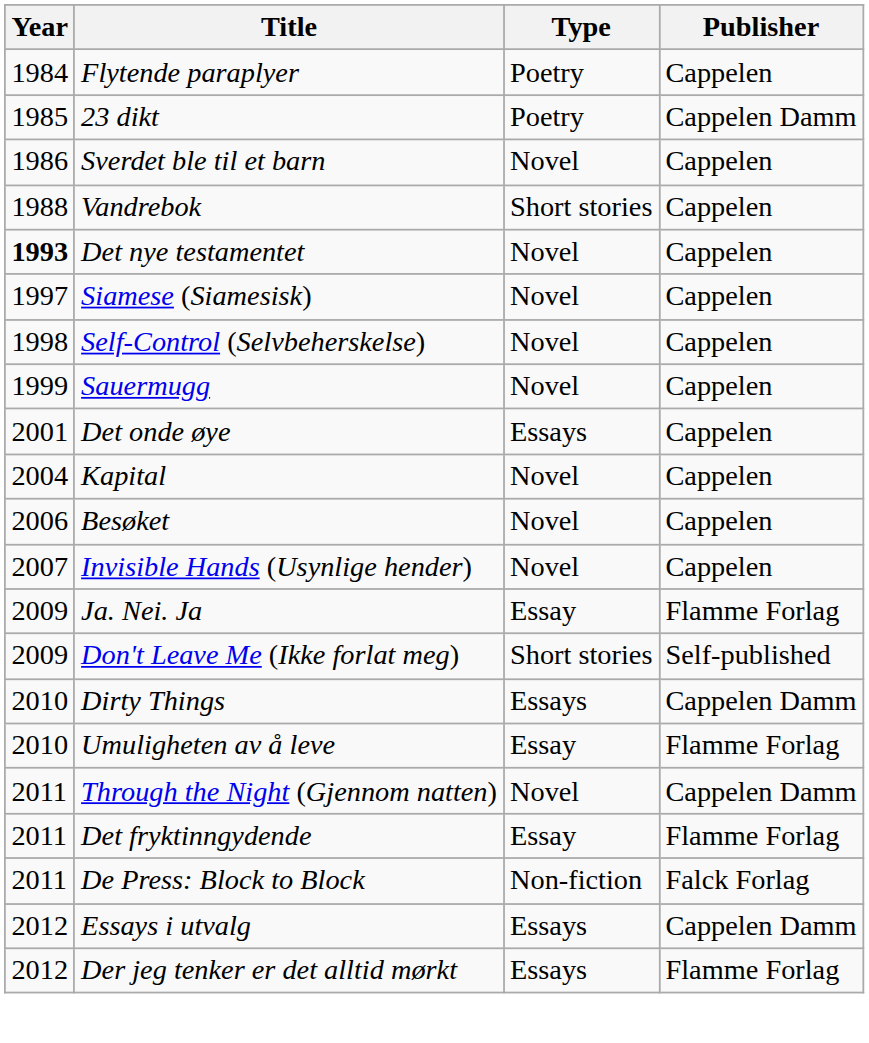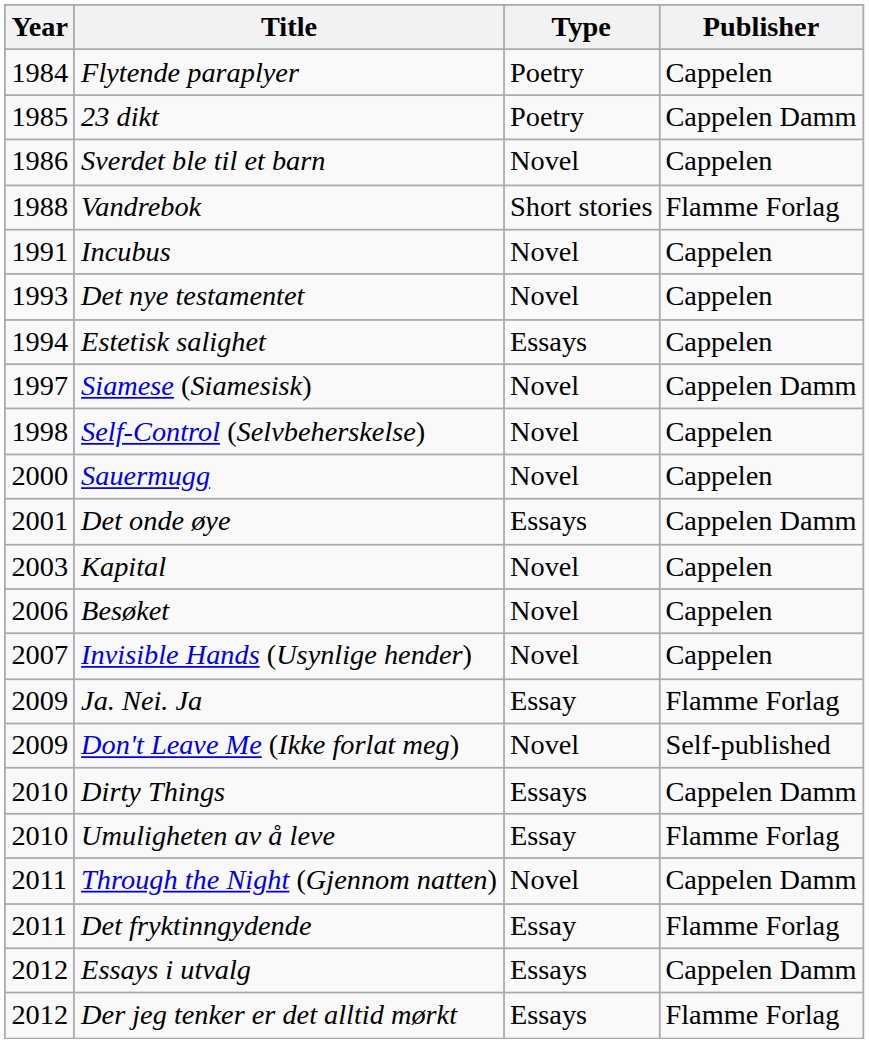(719, 206) Cappelen -> (752, 206) Flamme Forlag
+ row: (126, 251)
(40, 251) bold -> (40, 296) normal
+ row: (174, 341)
(719, 296) Cappelen -> (761, 386) Cappelen Damm
(40, 386) 1999 -> (40, 476) 2000
(719, 431) Cappelen -> (761, 521) Cappelen Damm
(40, 476) 2004 -> (40, 565) 2003
(581, 655) Short stories -> (545, 745) Novel
- row: (223, 880)
